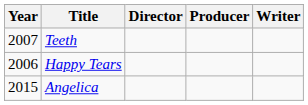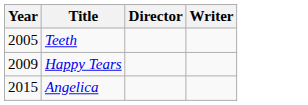- column: (219, 16)
(23, 40) 2007 -> (23, 40) 2005
(23, 64) 2006 -> (23, 64) 2009
